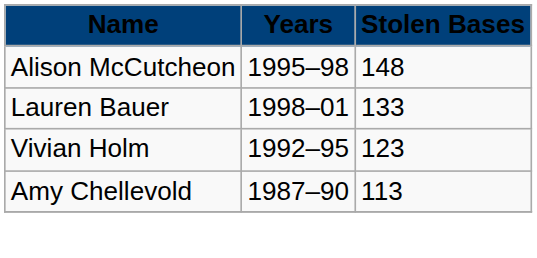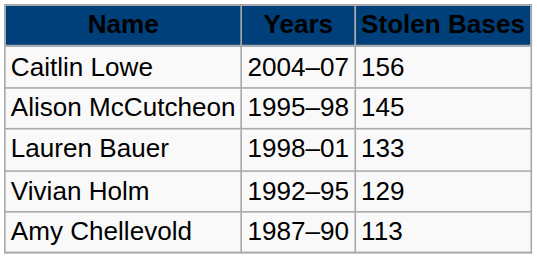+ row: (82, 66)
(383, 66) 148 -> (383, 107) 145
(383, 149) 123 -> (383, 190) 129
